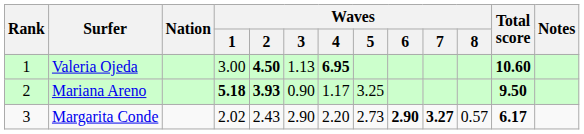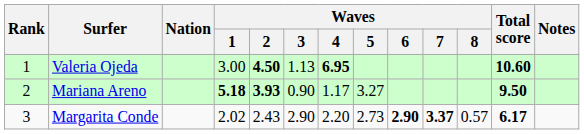(370, 91) 3.25 -> (370, 91) 3.27
(440, 116) 3.27 -> (440, 116) 3.37
